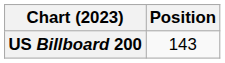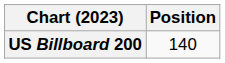(183, 44) 143 -> (183, 44) 140
